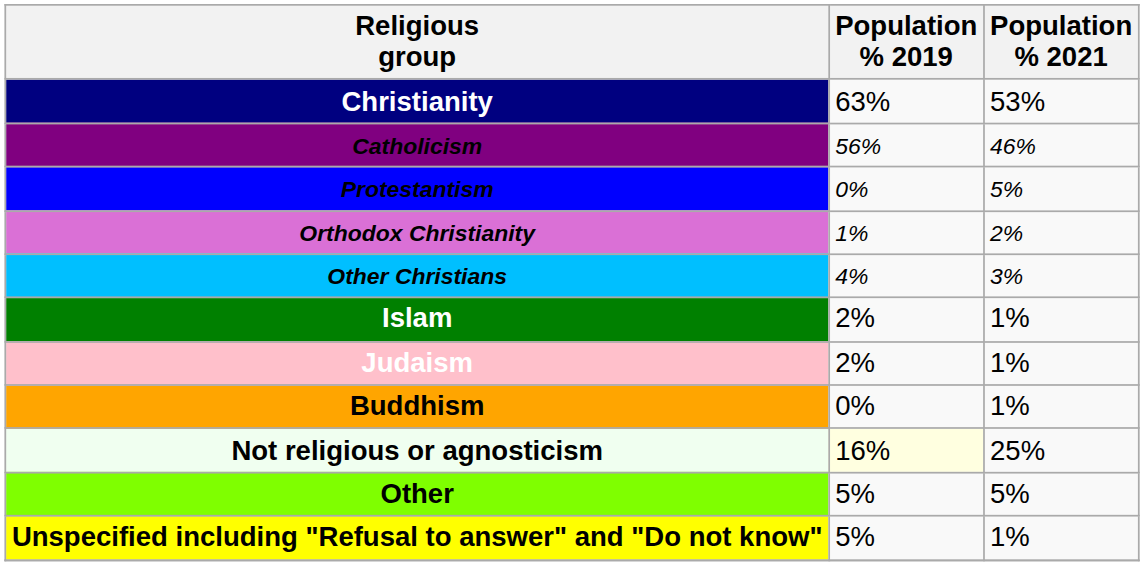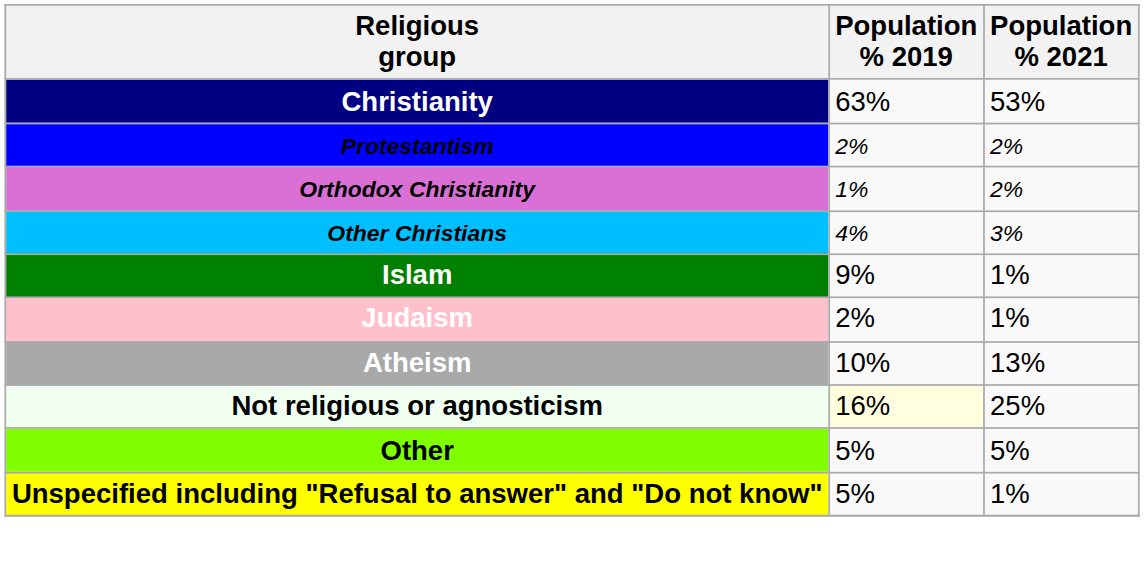- row: (417, 146)
(852, 189) 0% -> (852, 146) 2%
(1007, 189) 5% -> (1007, 146) 2%
(855, 319) 2% -> (855, 275) 9%
- row: (417, 406)
+ row: (417, 362)
